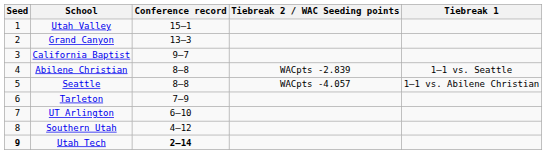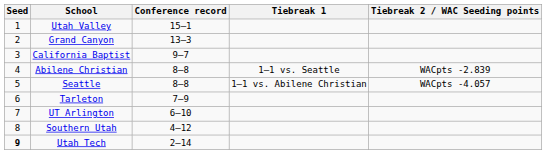columns swapped: (471, 12) <-> (315, 12)
(181, 143) bold -> (181, 143) normal
